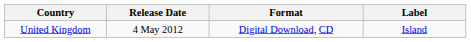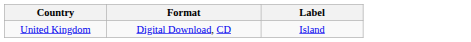- column: (158, 12)
